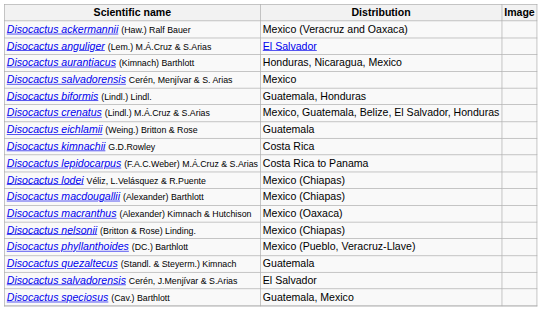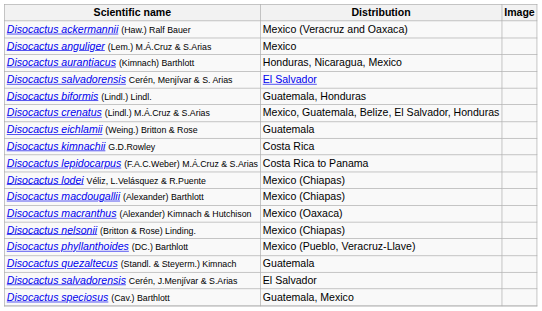(290, 46) El Salvador -> (280, 46) Mexico
(280, 79) Mexico -> (290, 79) El Salvador
